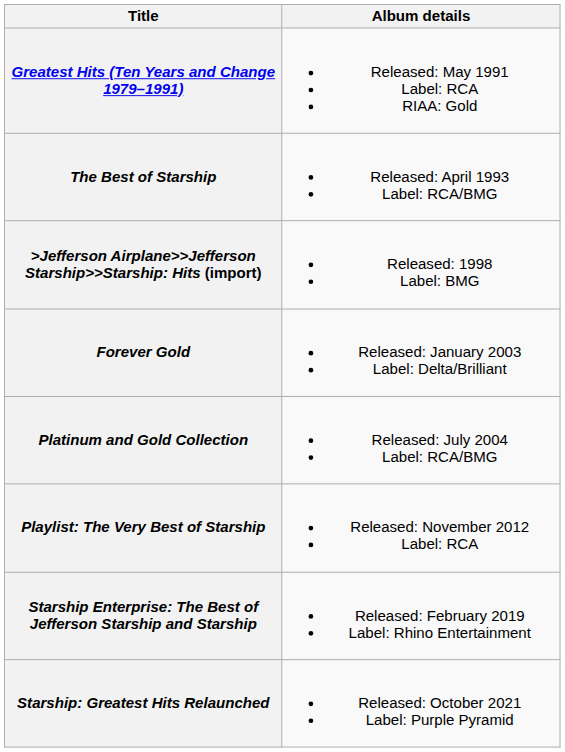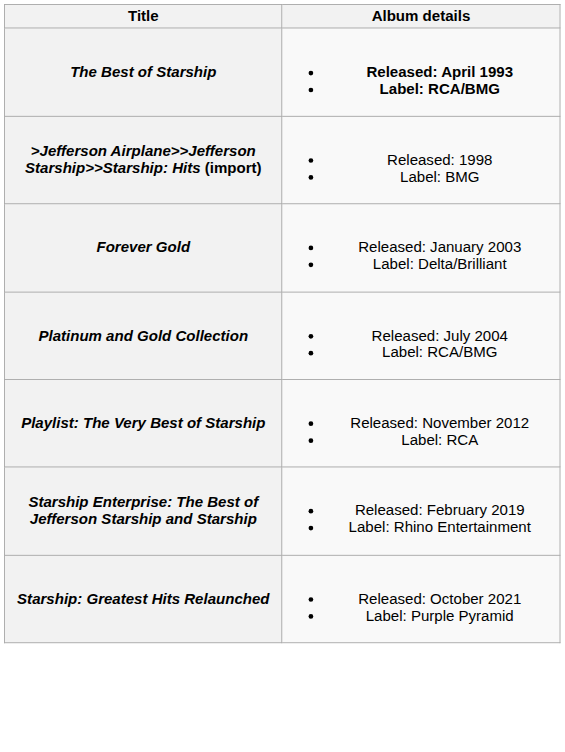- row: (143, 80)
(421, 185) normal -> (421, 81) bold
